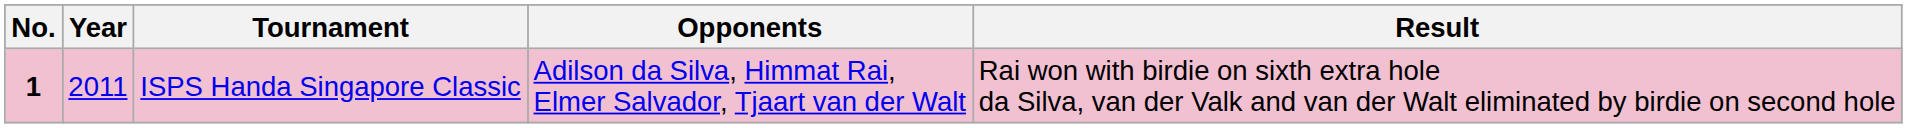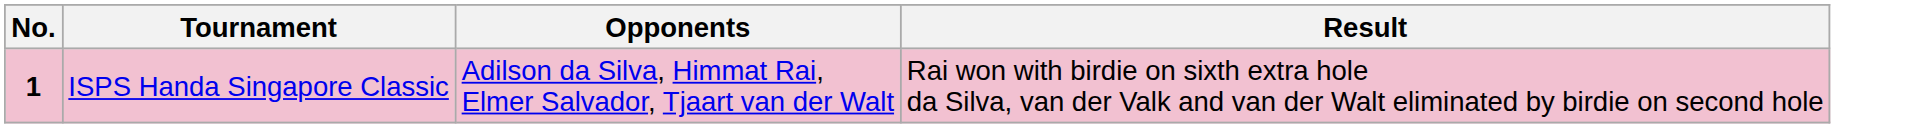- column: (98, 27)
